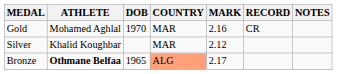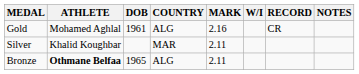+ column: (254, 12)
(136, 28) 1970 -> (136, 28) 1961
(164, 28) MAR -> (163, 28) ALG
(218, 45) 2.12 -> (217, 45) 2.11
(163, 61) lightsalmon background -> (163, 61) no background
(218, 61) 2.17 -> (217, 61) 2.11
